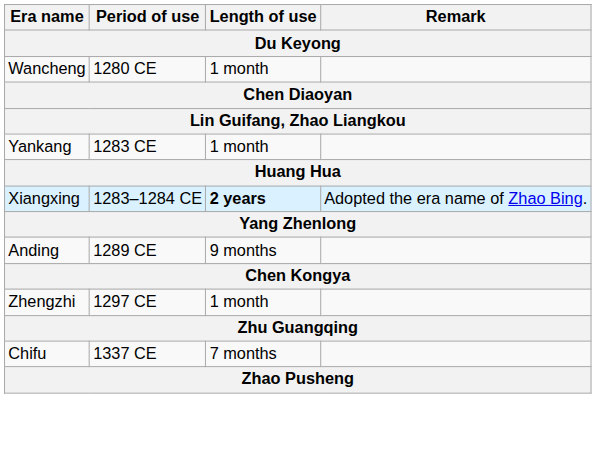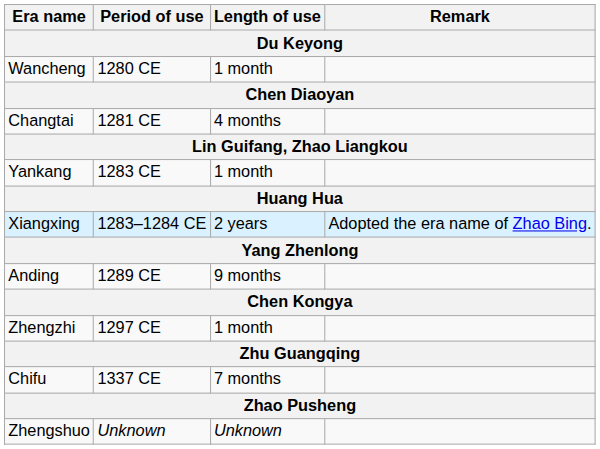+ row: (41, 120)
(238, 198) bold -> (241, 224) normal
+ row: (49, 431)
